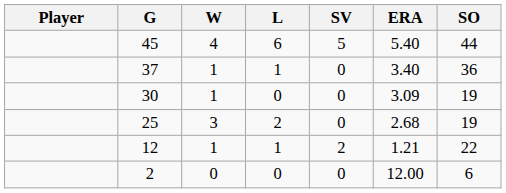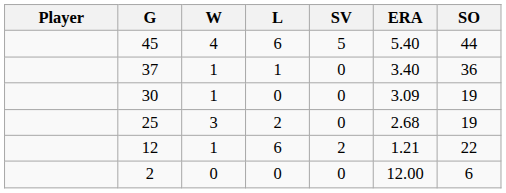(278, 148) 1 -> (278, 148) 6
